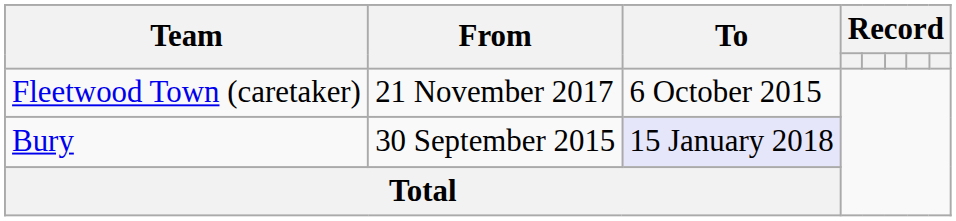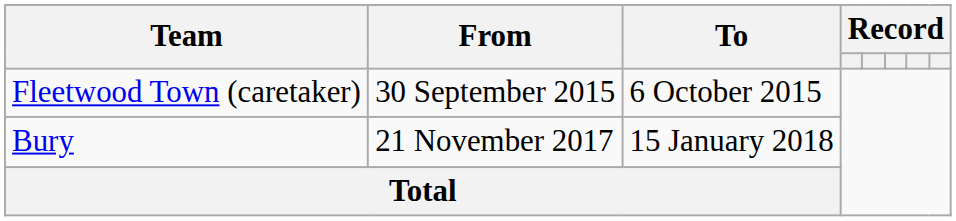(494, 92) 21 November 2017 -> (495, 92) 30 September 2015
(495, 141) 30 September 2015 -> (494, 141) 21 November 2017
(732, 141) lavender background -> (732, 141) no background
